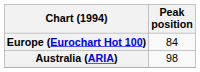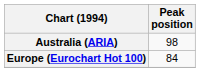rows swapped: (76, 59) <-> (76, 42)
